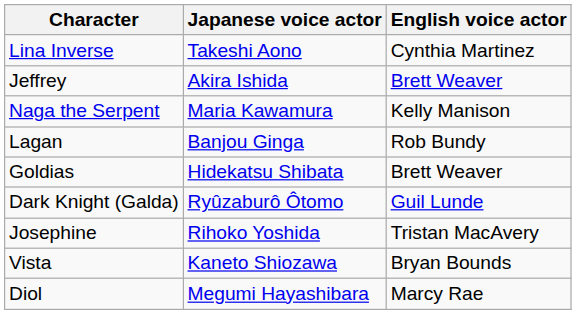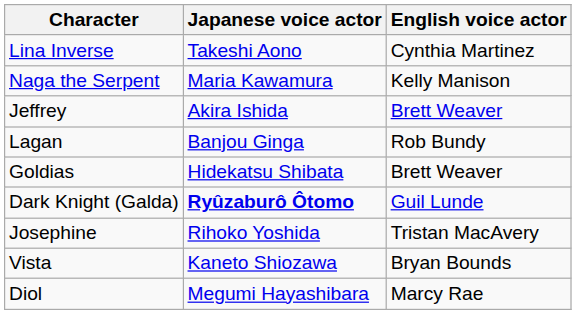rows swapped: (84, 111) <-> (38, 80)
(265, 202) normal -> (271, 202) bold
